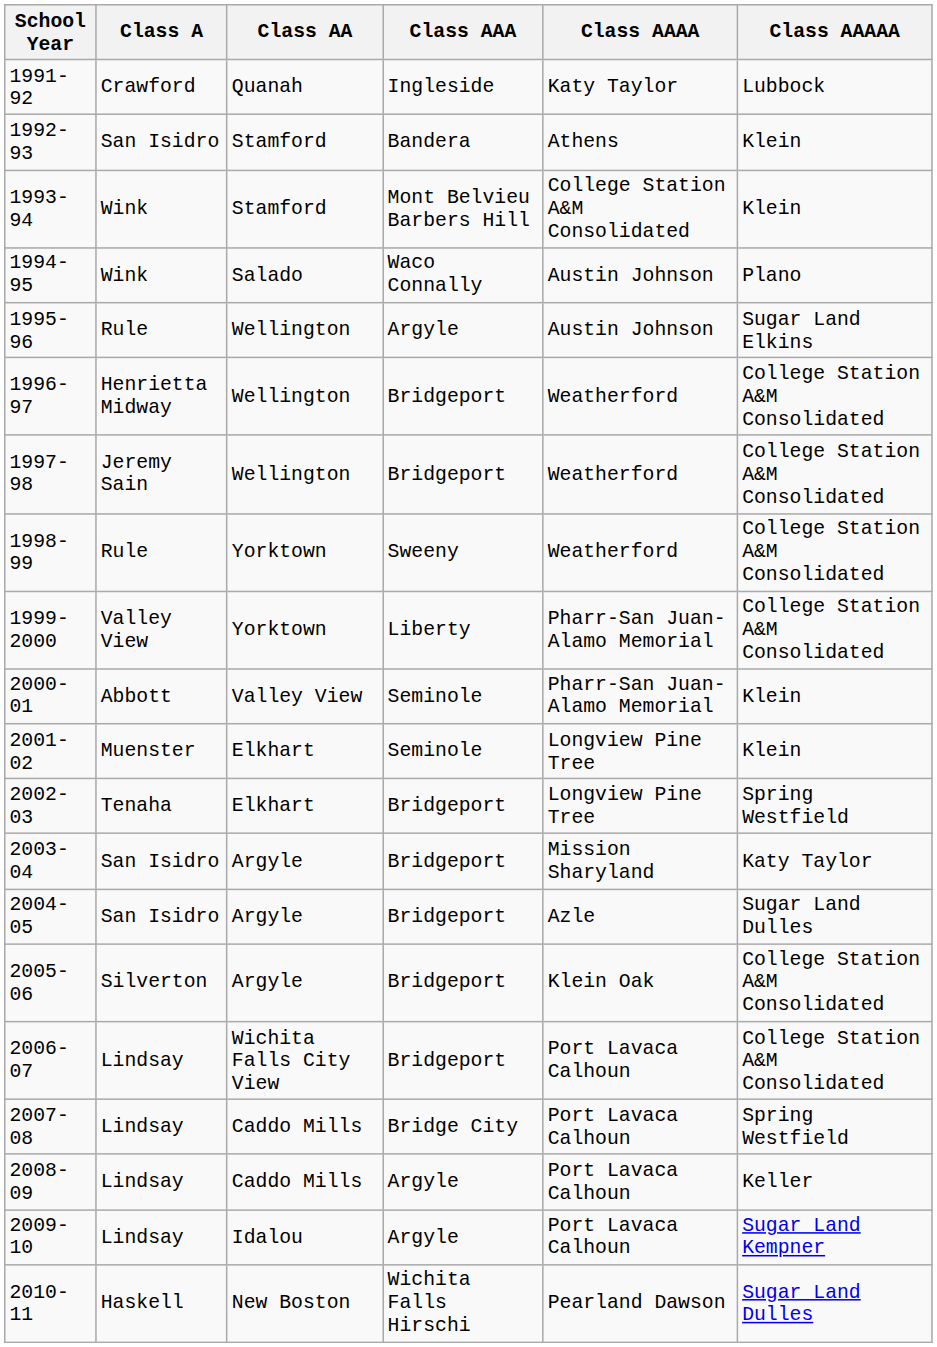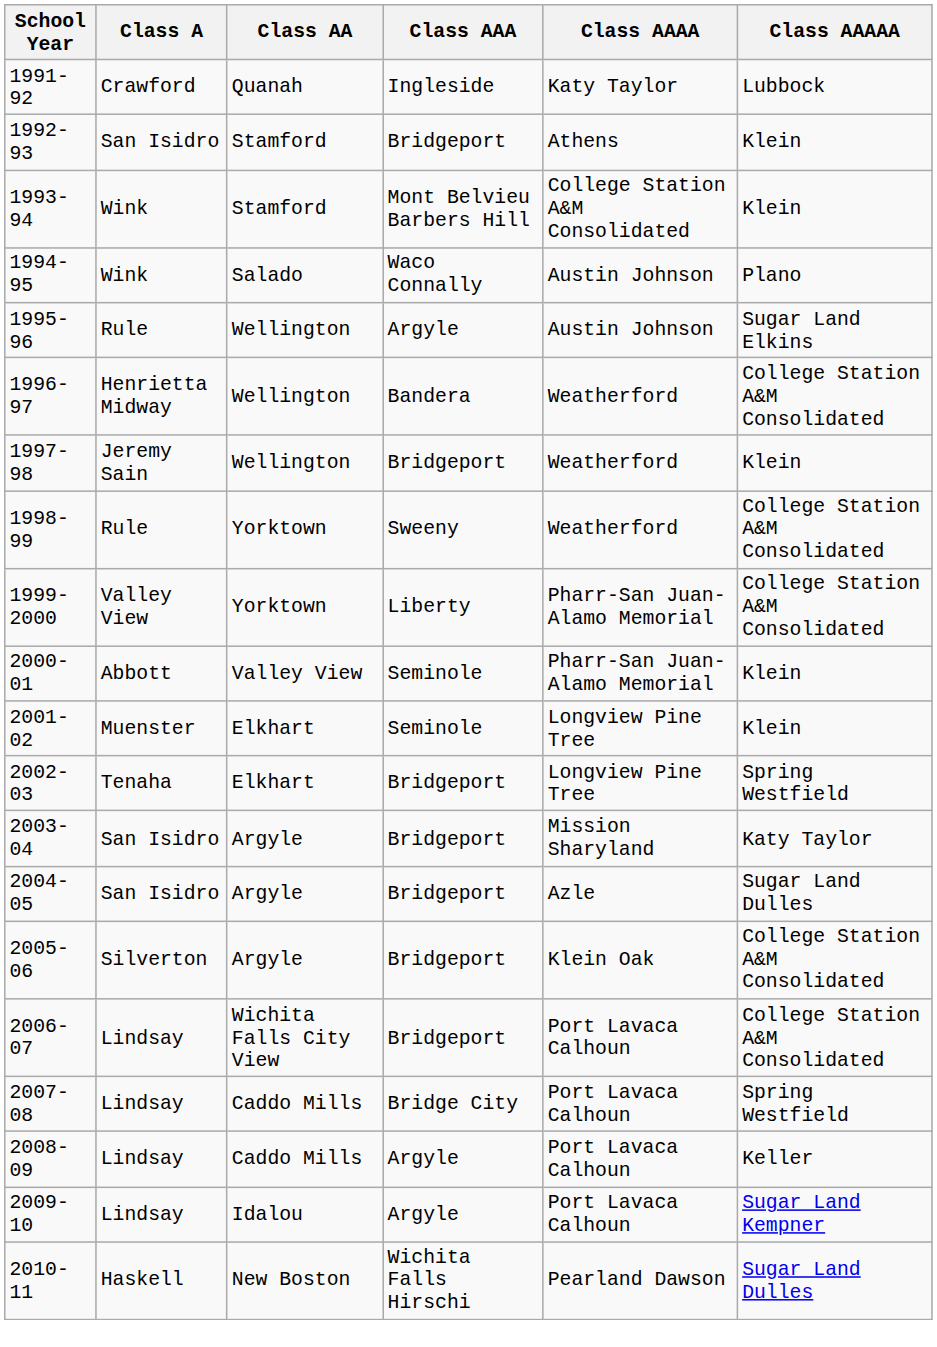(429, 142) Bandera -> (447, 142) Bridgeport
(447, 396) Bridgeport -> (429, 396) Bandera
(831, 474) College Station A&M Consolidated -> (772, 463) Klein
